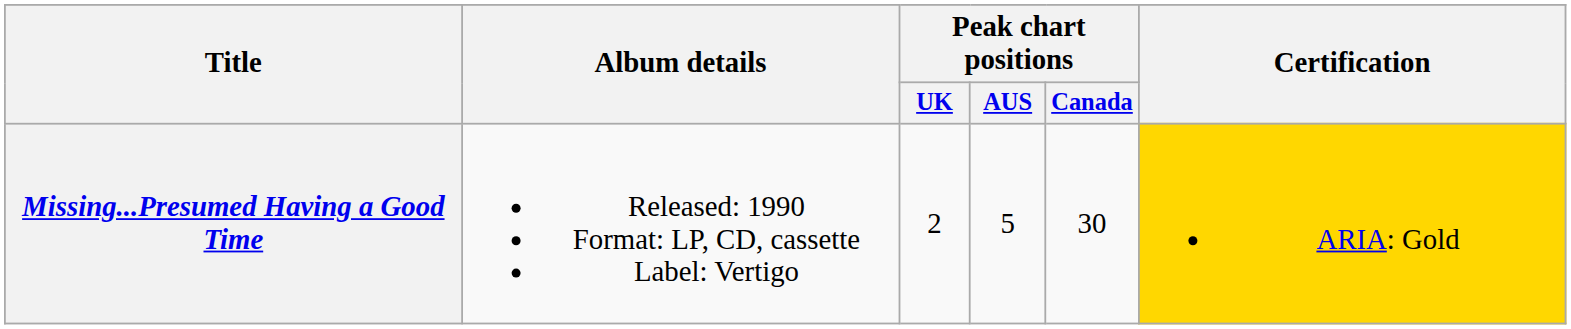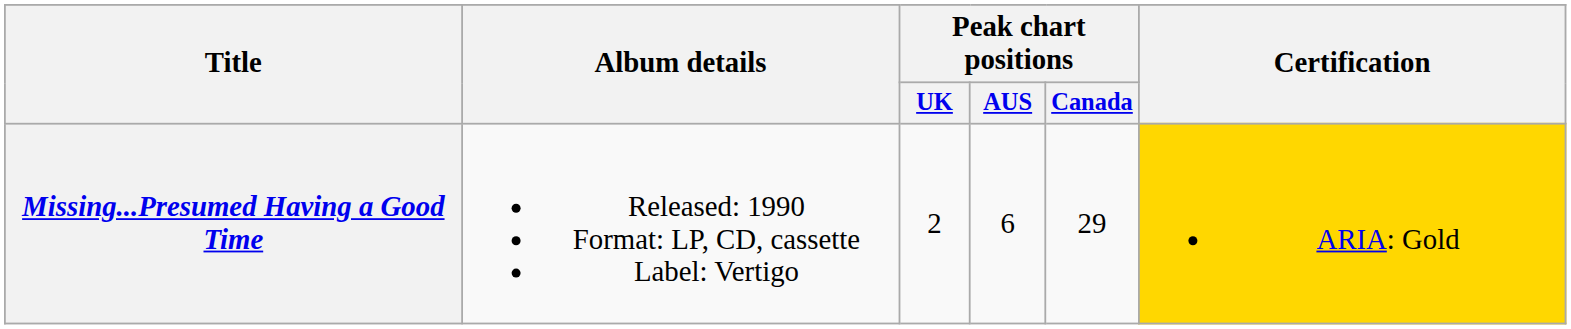(1008, 223) 5 -> (1008, 223) 6
(1092, 223) 30 -> (1092, 223) 29
